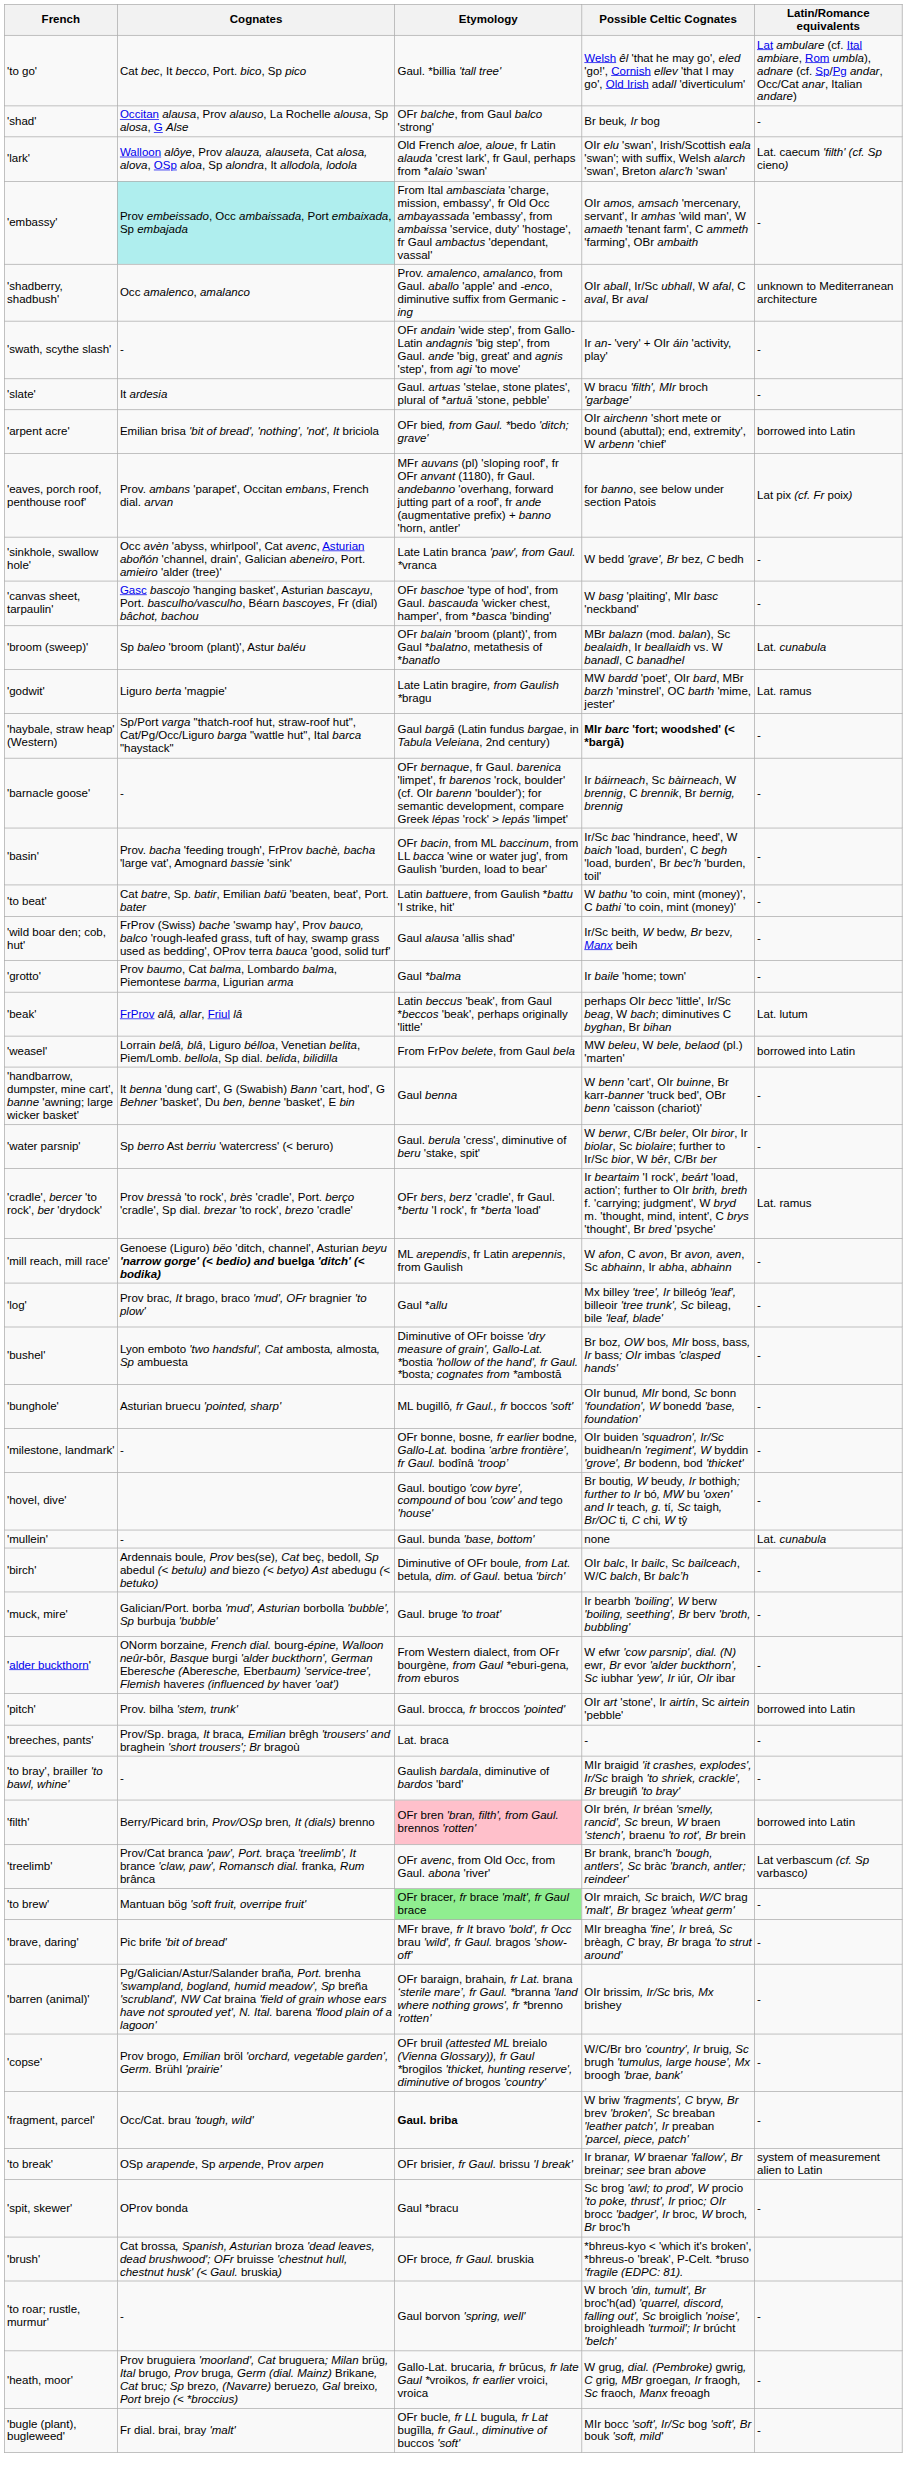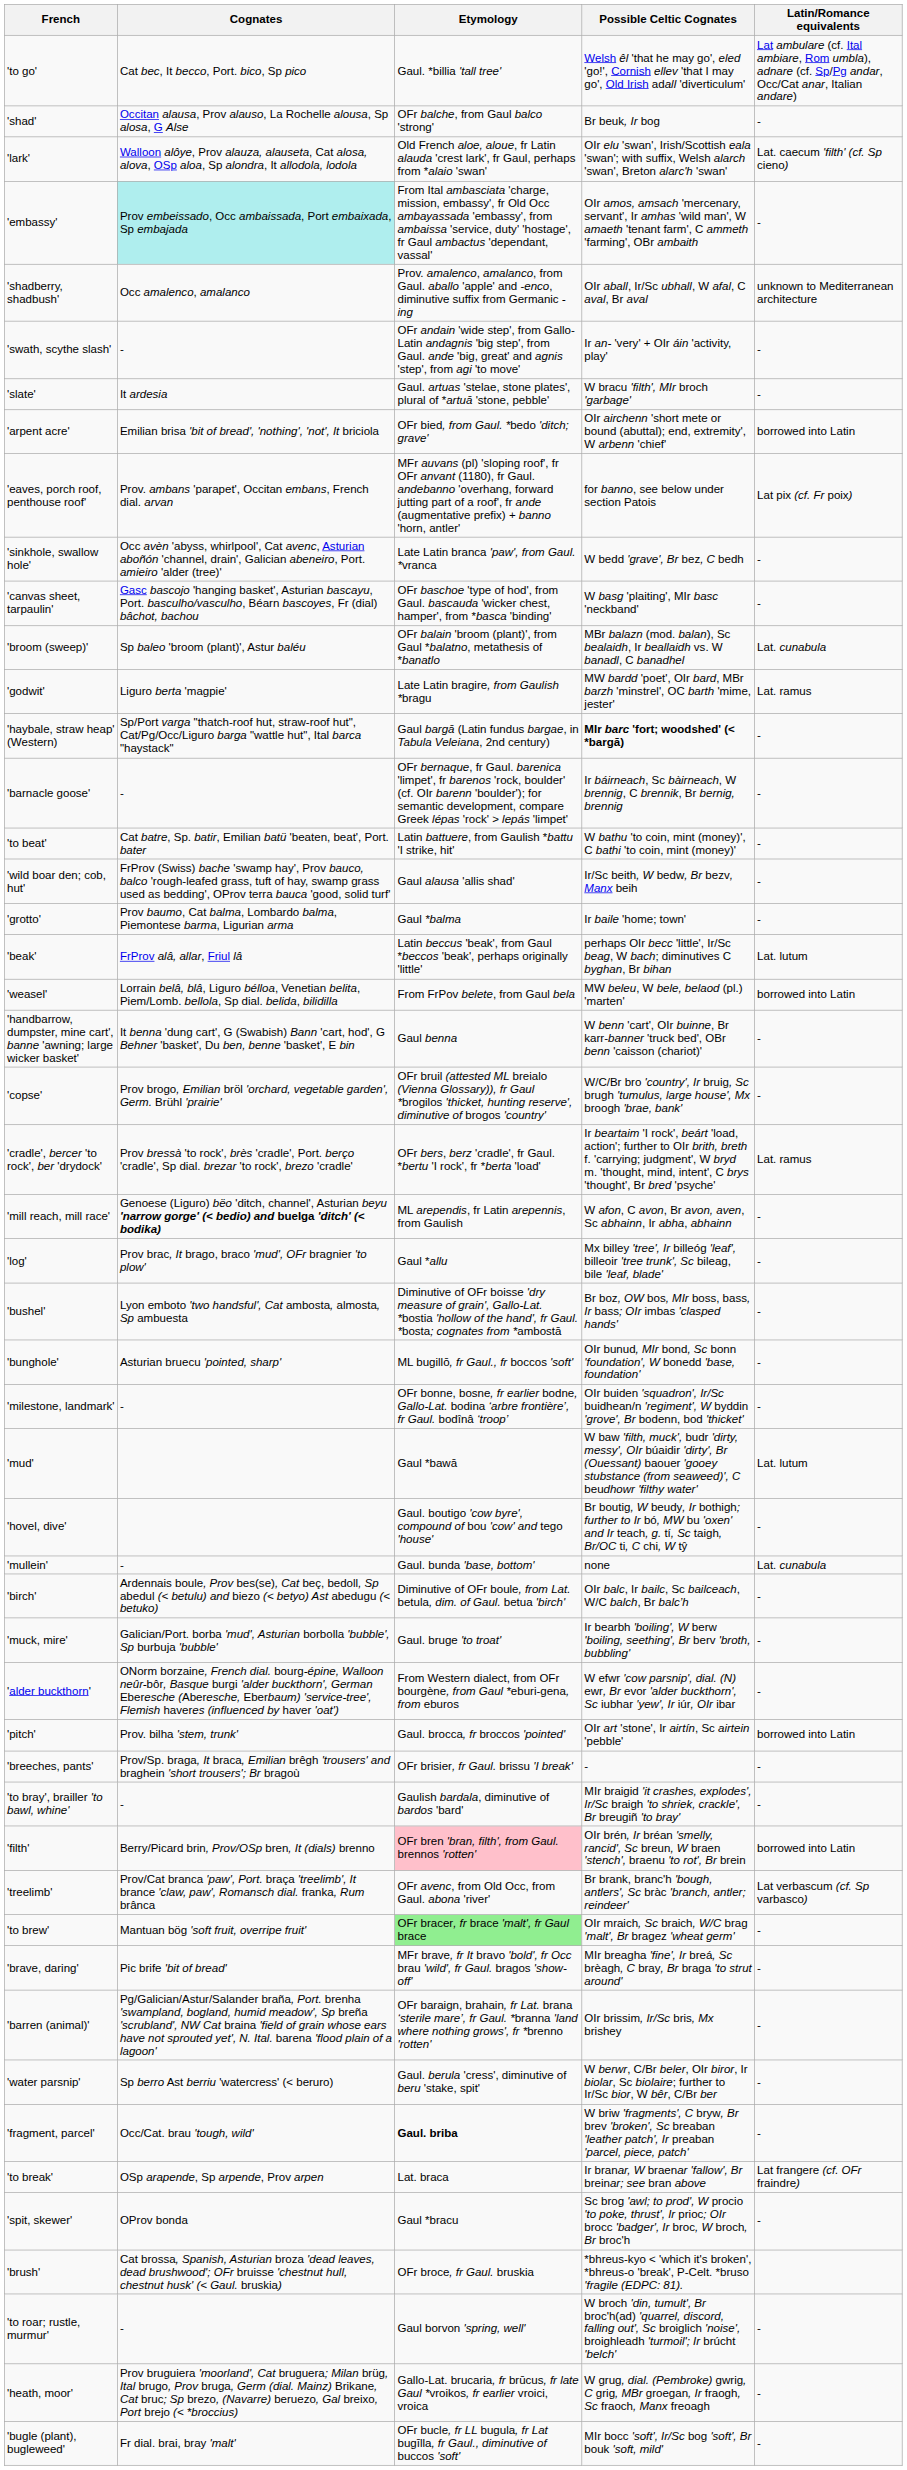- row: (23, 856)
rows swapped: (44, 1146) <-> (25, 2062)
+ row: (20, 1463)
(423, 1740) Lat. braca -> (485, 1766) OFr brisier, fr Gaul. brissu 'I break'
(485, 2164) OFr brisier, fr Gaul. brissu 'I break' -> (423, 2177) Lat. braca
(819, 2164) system of measurement alien to Latin -> (809, 2177) Lat frangere (cf. OFr fraindre)
